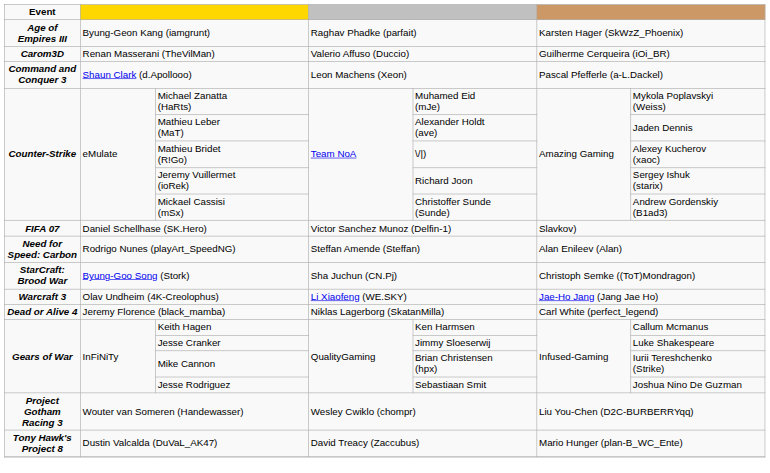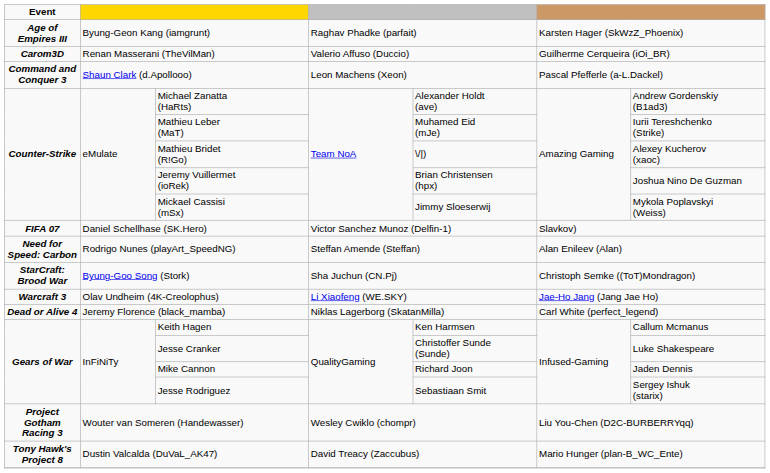(445, 101) Muhamed Eid (mJe) -> (450, 101) Alexander Holdt (ave)
(673, 101) Mykola Poplavskyi (Weiss) -> (675, 101) Andrew Gordenskiy (B1ad3)
(450, 128) Alexander Holdt (ave) -> (445, 128) Muhamed Eid (mJe)
(663, 128) Jaden Dennis -> (672, 128) Iurii Tereshchenko (Strike)
(444, 180) Richard Joon -> (454, 180) Brian Christensen (hpx)
(661, 180) Sergey Ishuk (starix) -> (687, 180) Joshua Nino De Guzman
(453, 207) Christoffer Sunde (Sunde) -> (453, 207) Jimmy Sloeserwij
(675, 207) Andrew Gordenskiy (B1ad3) -> (673, 207) Mykola Poplavskyi (Weiss)
(453, 343) Jimmy Sloeserwij -> (453, 348) Christoffer Sunde (Sunde)
(454, 364) Brian Christensen (hpx) -> (444, 369) Richard Joon
(672, 364) Iurii Tereshchenko (Strike) -> (663, 369) Jaden Dennis
(687, 385) Joshua Nino De Guzman -> (661, 390) Sergey Ishuk (starix)
